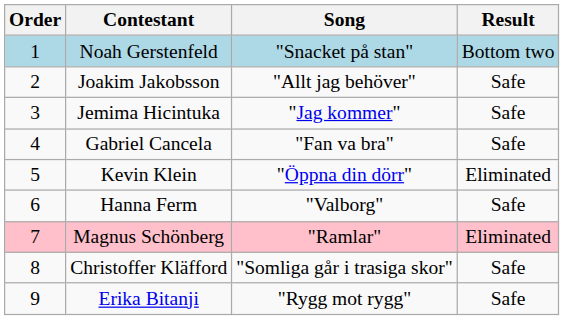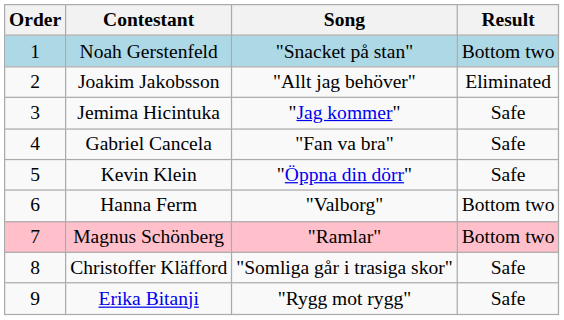(508, 81) Safe -> (508, 81) Eliminated
(508, 174) Eliminated -> (508, 174) Safe
(508, 205) Safe -> (508, 205) Bottom two
(508, 236) Eliminated -> (508, 236) Bottom two
